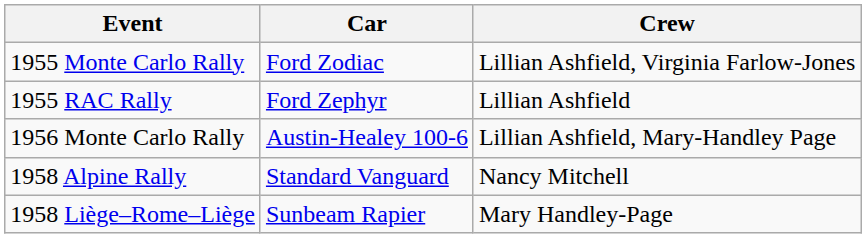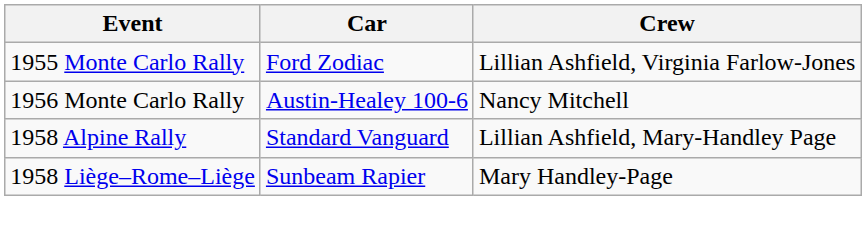- row: (91, 99)
(658, 137) Lillian Ashfield, Mary-Handley Page -> (554, 99) Nancy Mitchell
(554, 175) Nancy Mitchell -> (658, 137) Lillian Ashfield, Mary-Handley Page
